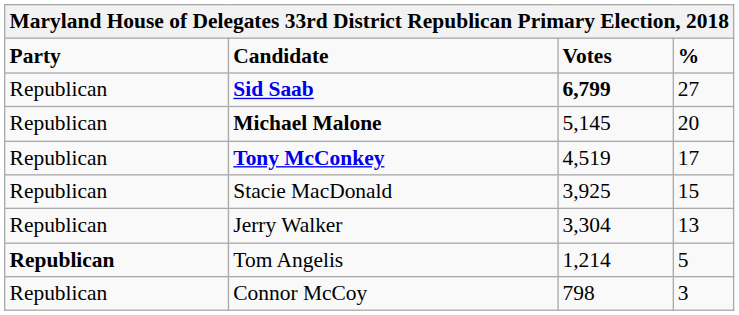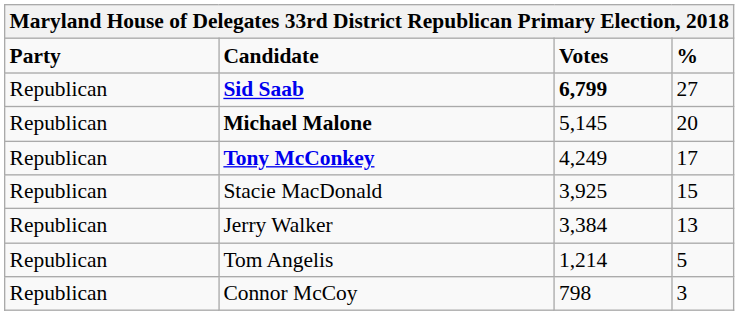(587, 157) 4,519 -> (583, 157) 4,249
(587, 225) 3,304 -> (583, 225) 3,384
(62, 259) bold -> (58, 259) normal
